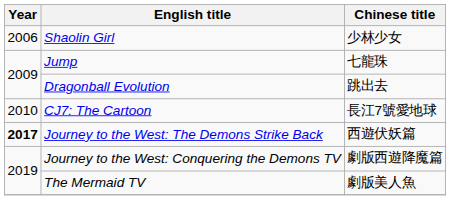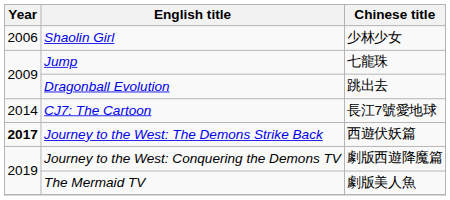(23, 110) 2010 -> (23, 110) 2014
